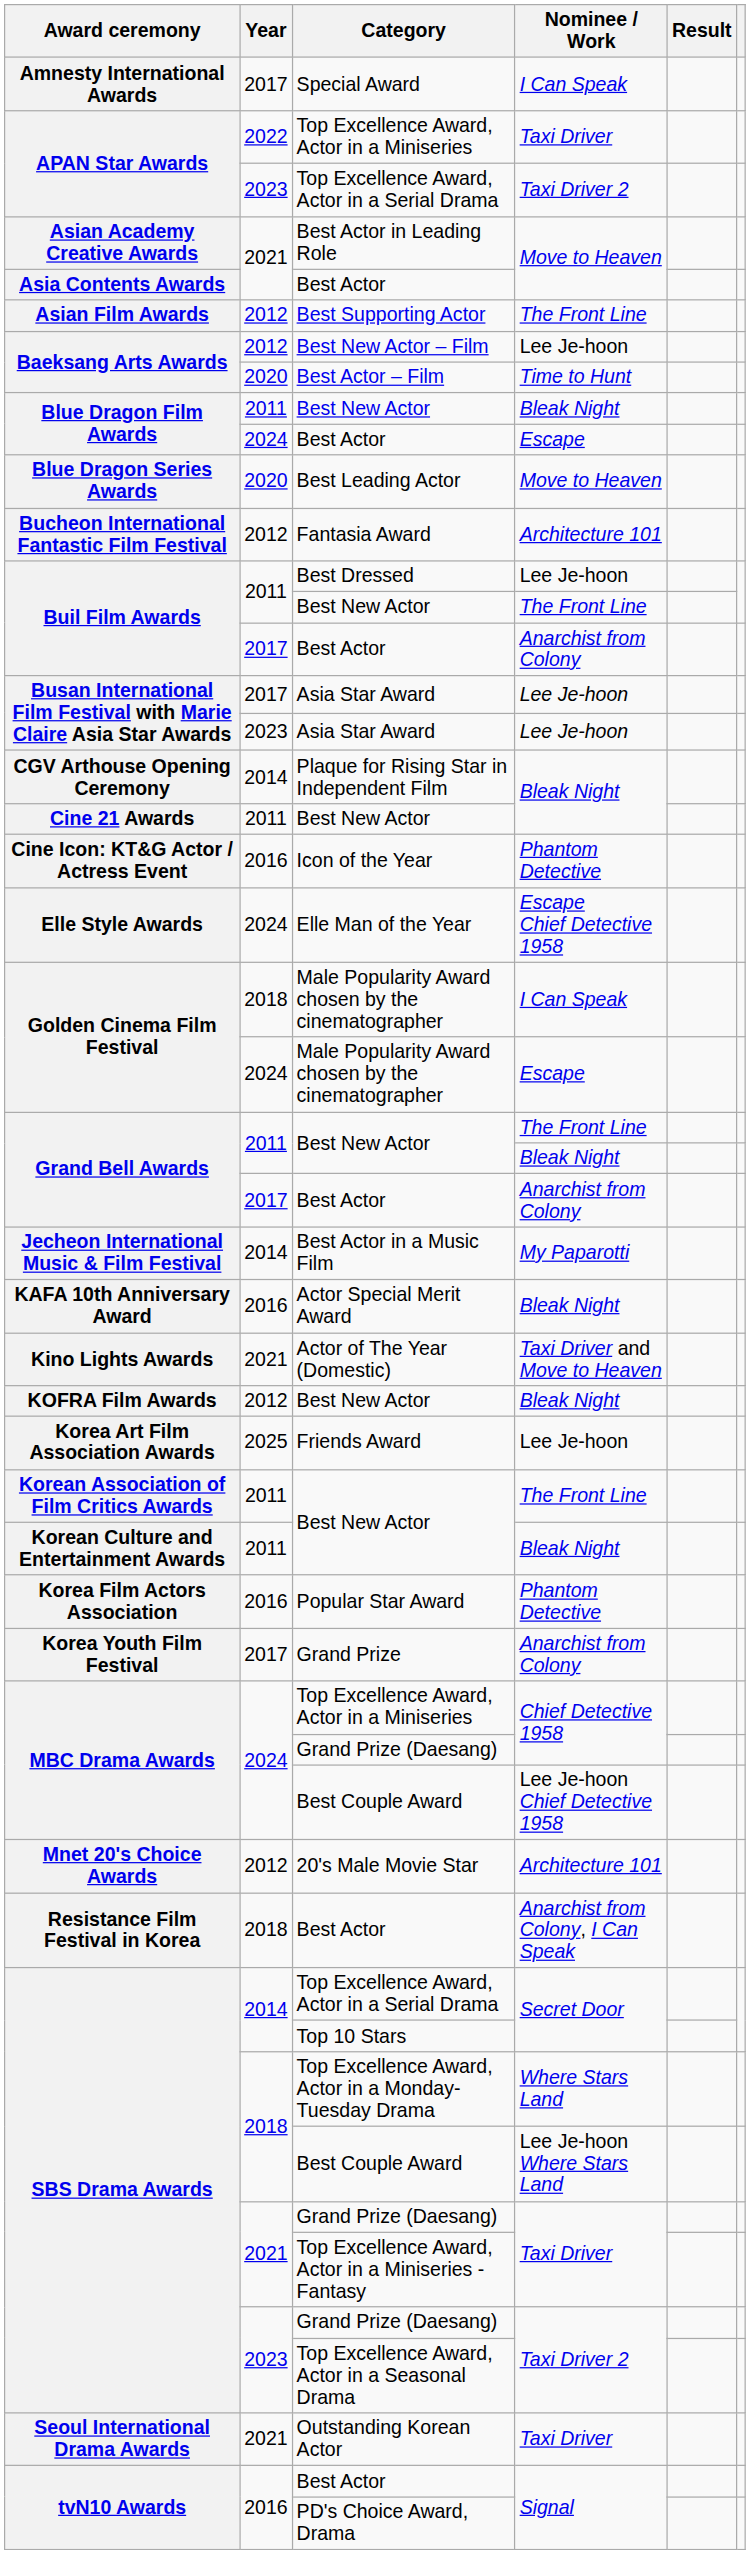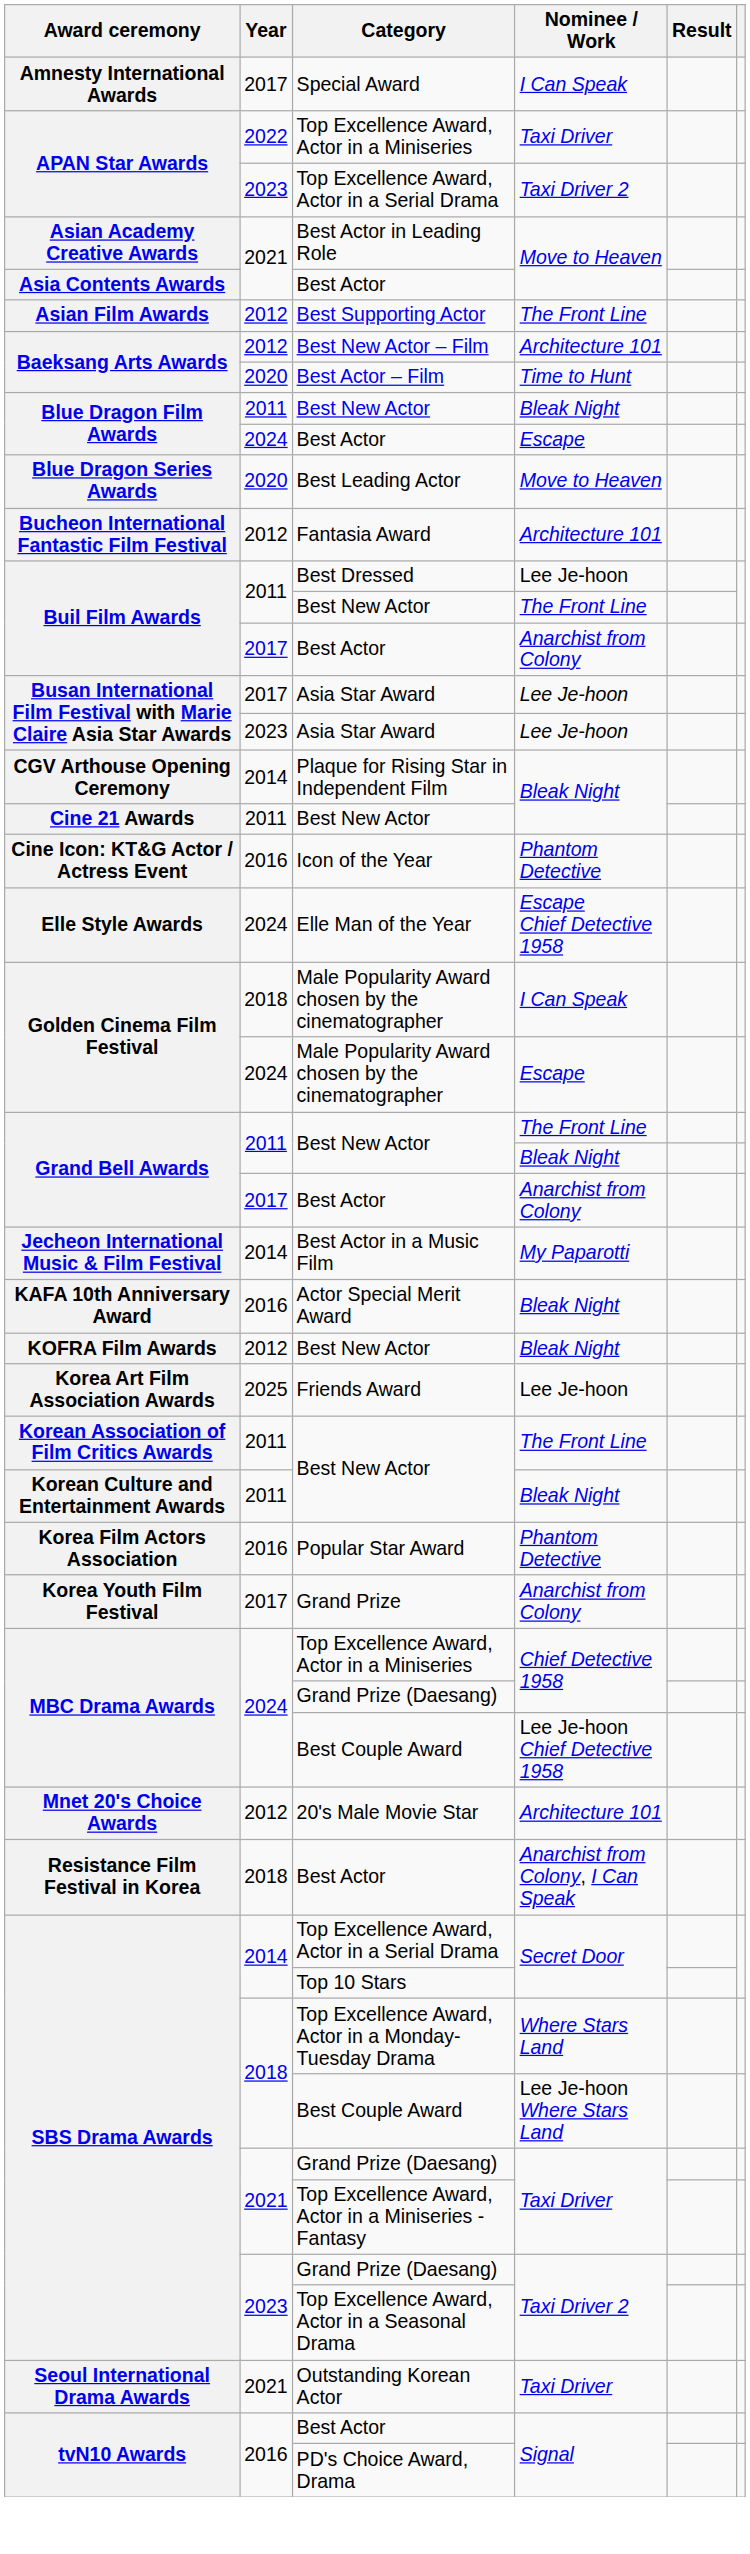(574, 346) Lee Je-hoon -> (591, 346) Architecture 101
- row: (122, 1358)
